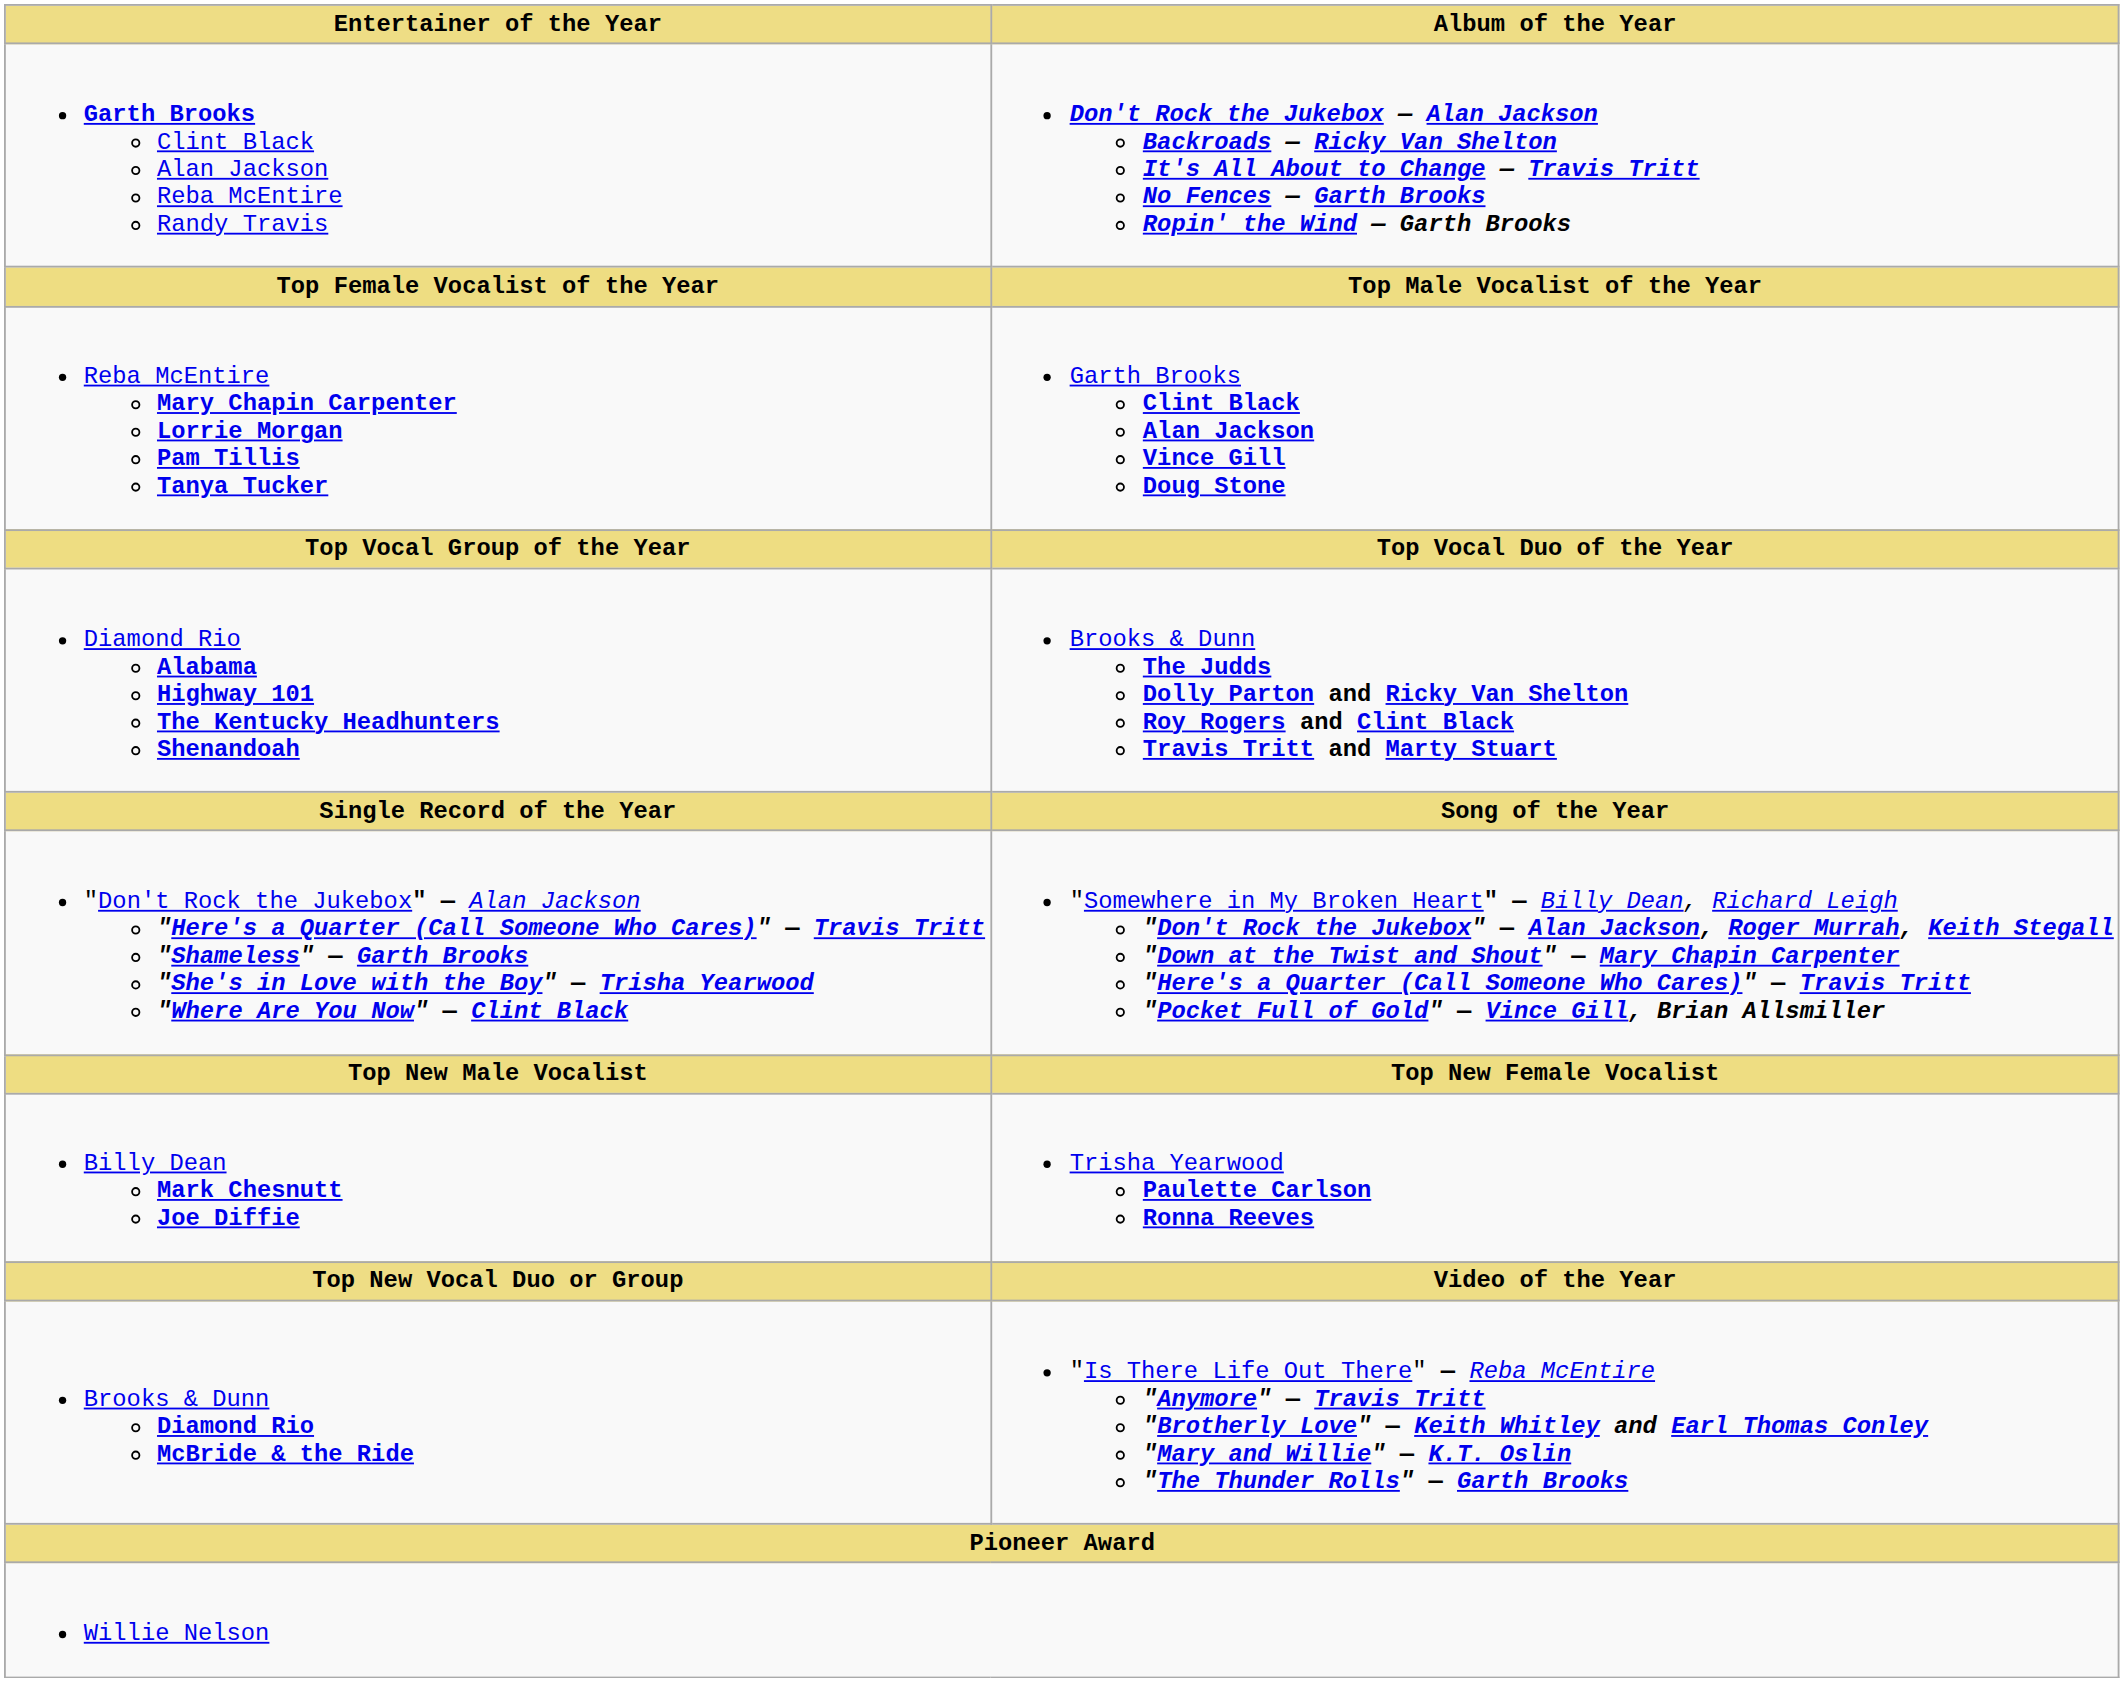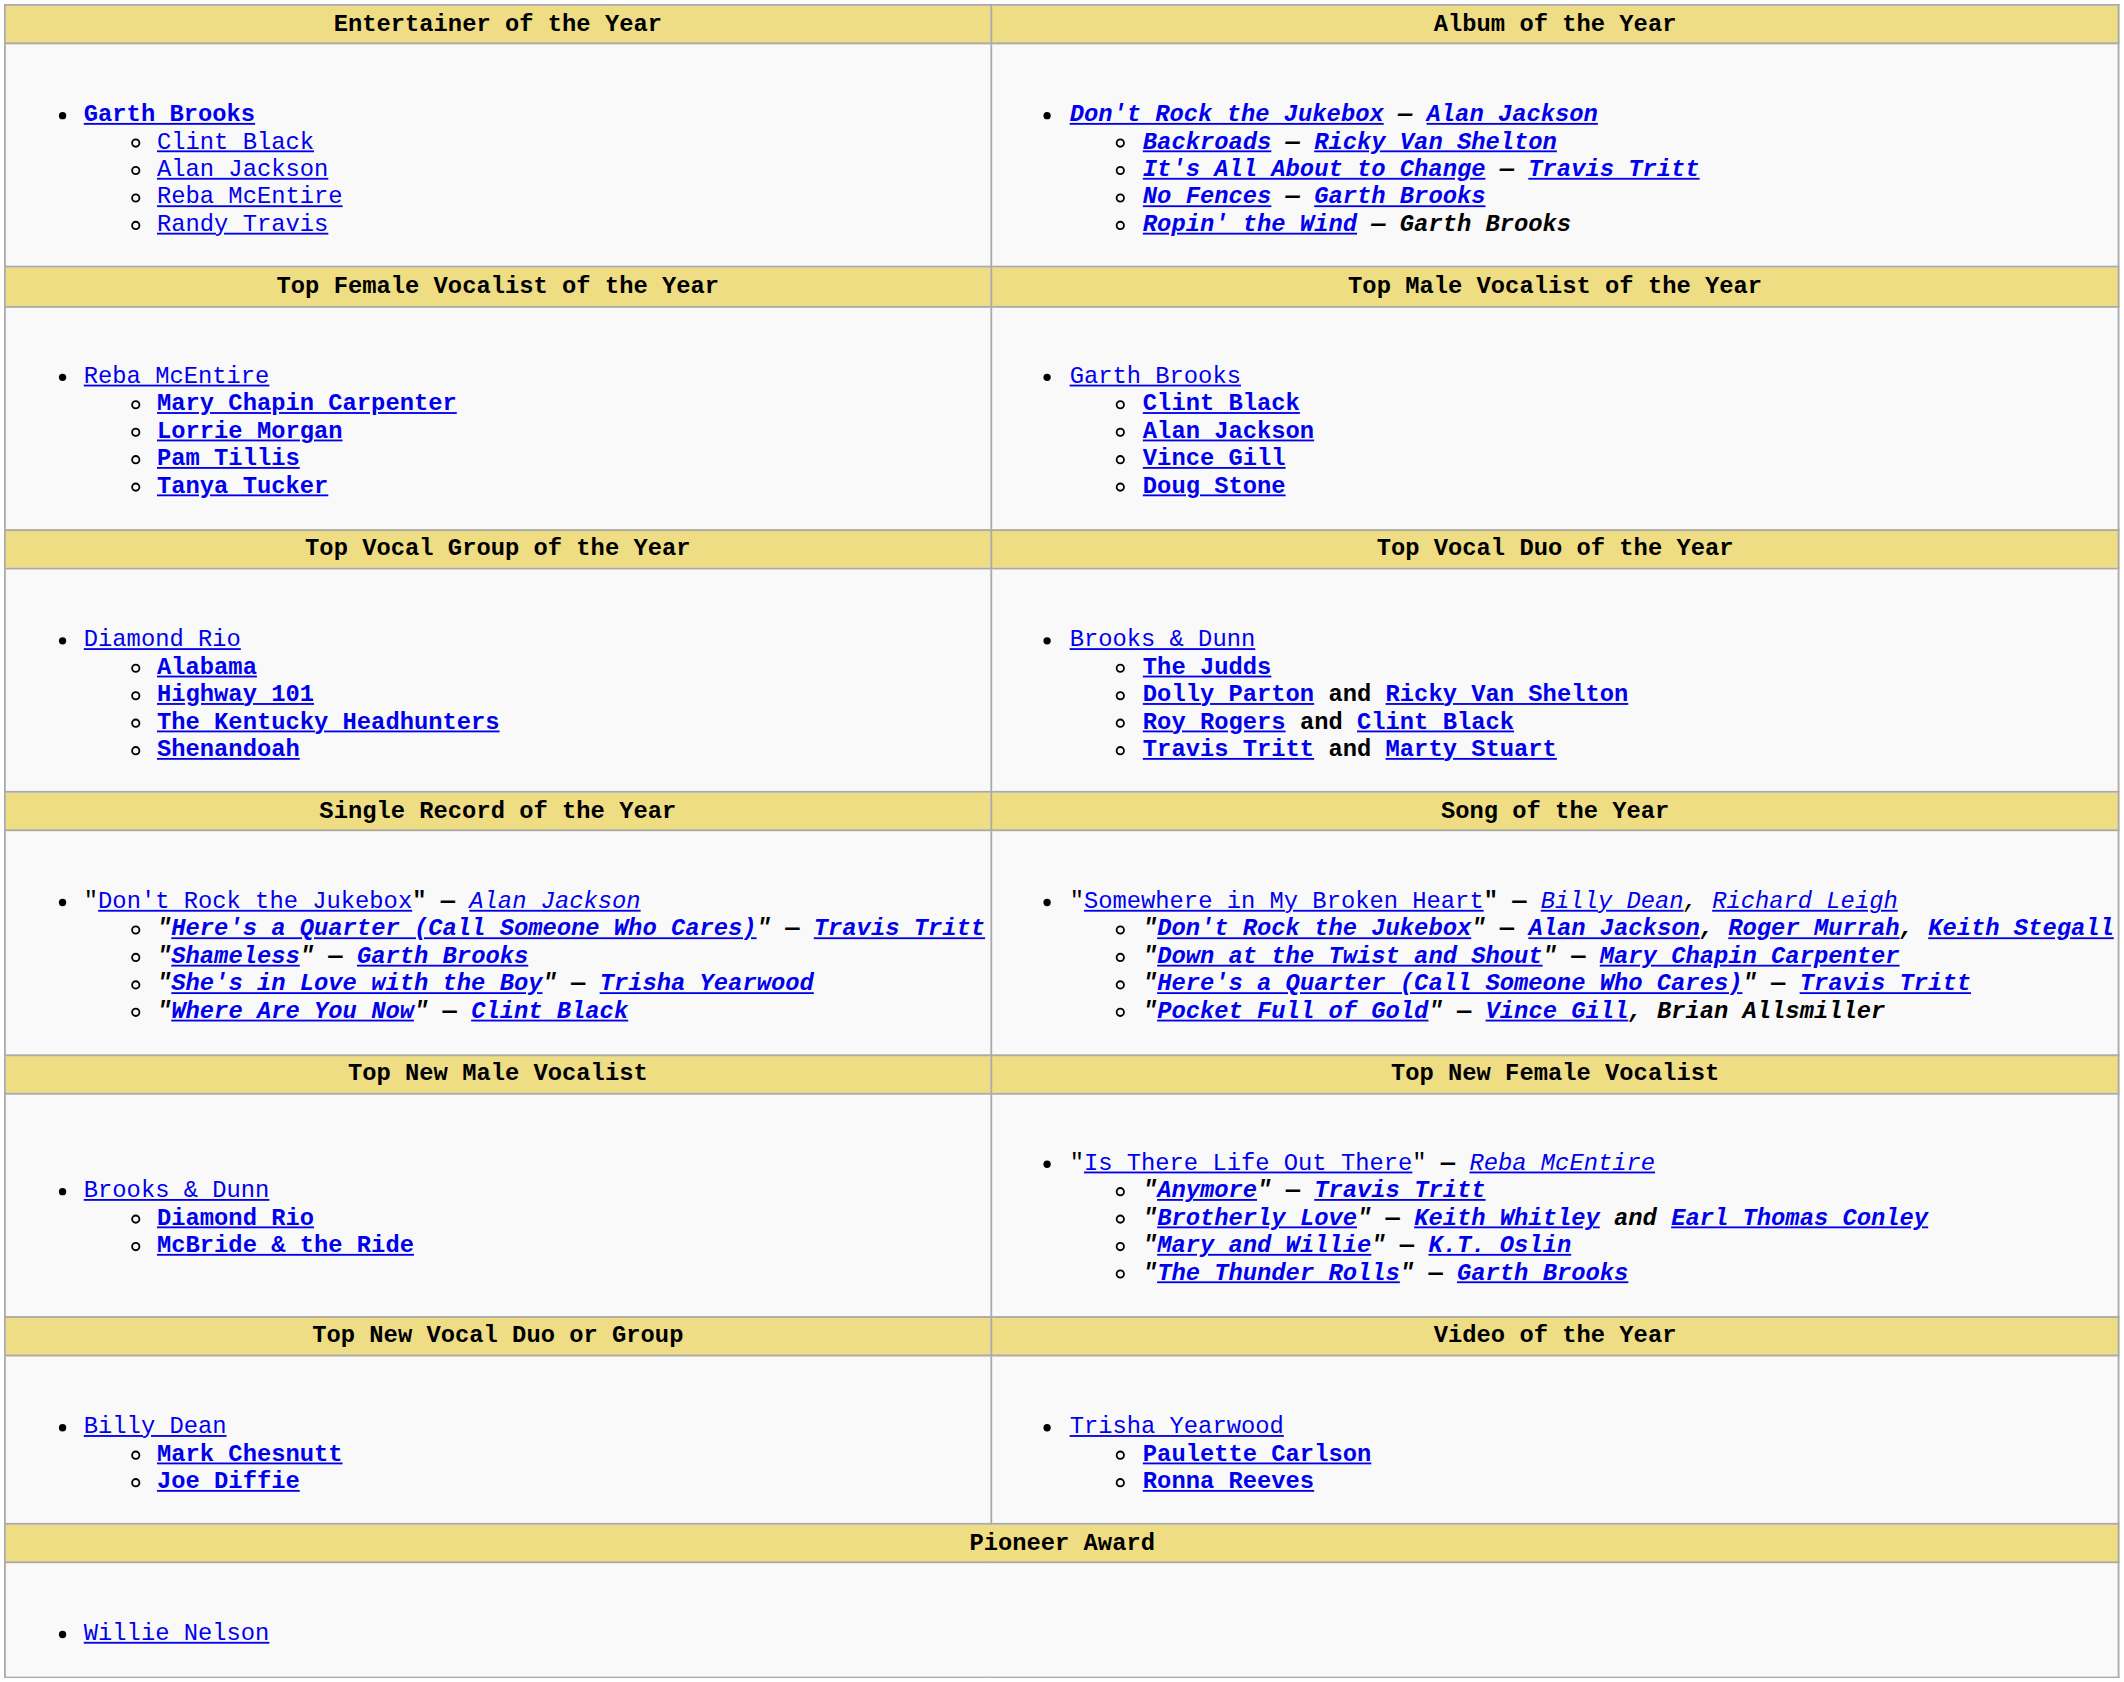rows swapped: (498, 1191) <-> (498, 1426)
